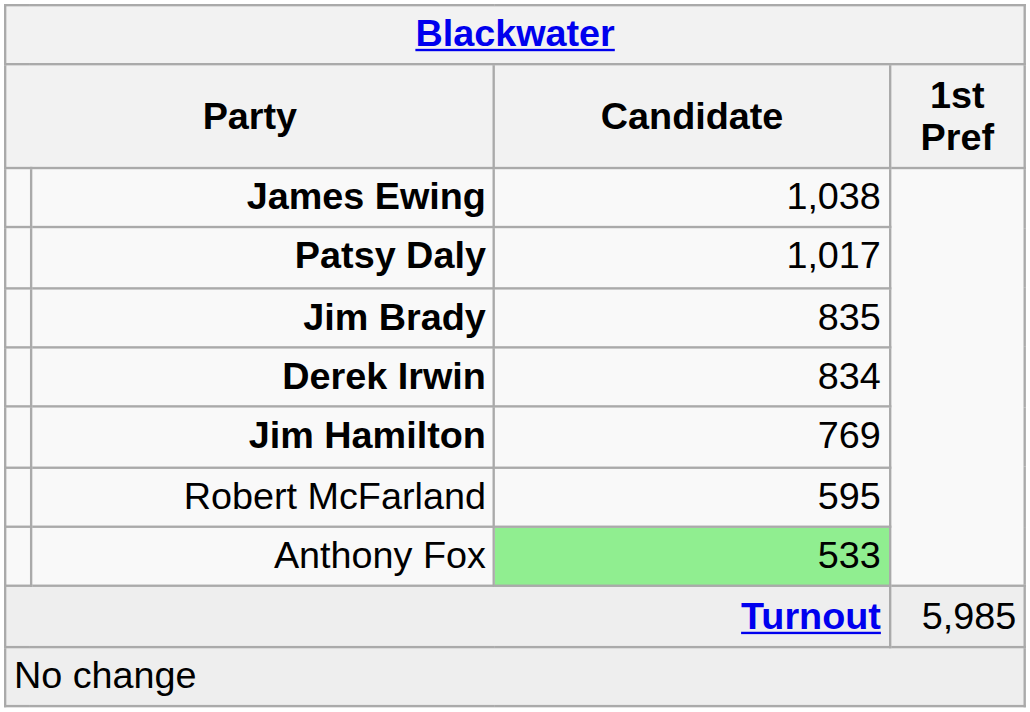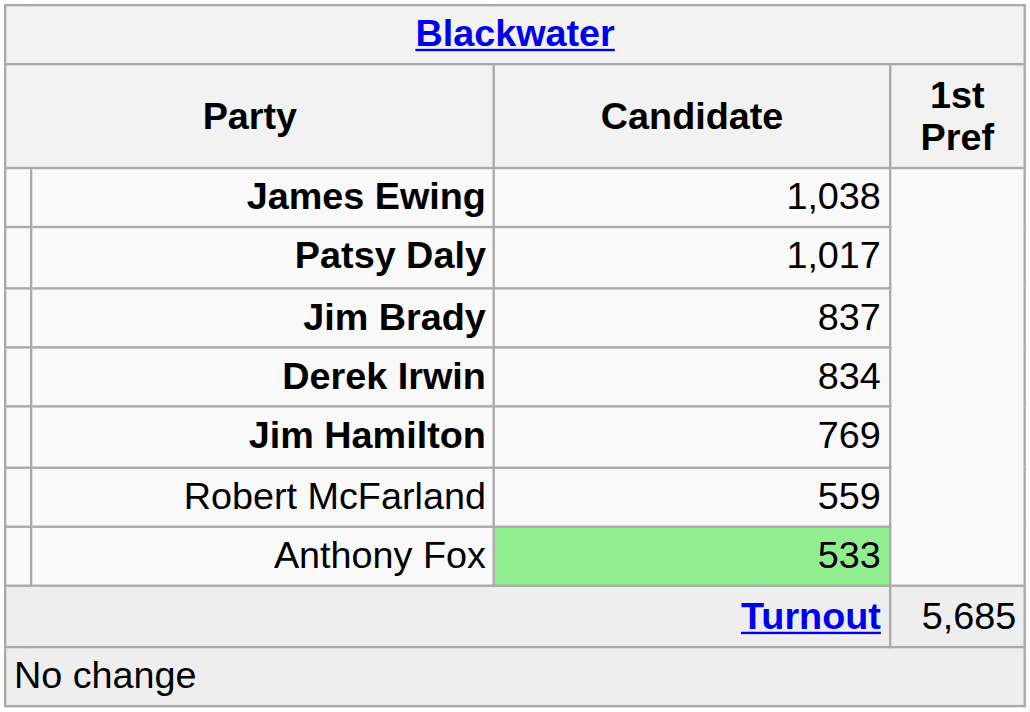(849, 316) 835 -> (849, 316) 837
(849, 496) 595 -> (849, 496) 559
(969, 615) 5,985 -> (969, 615) 5,685
